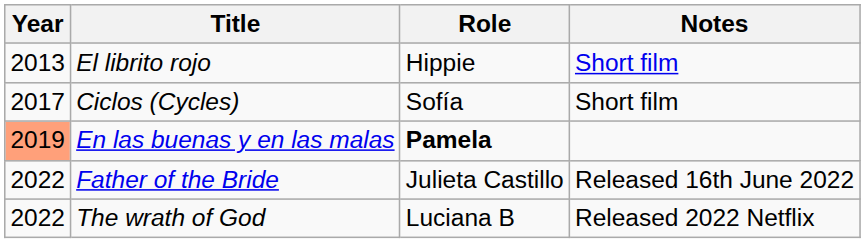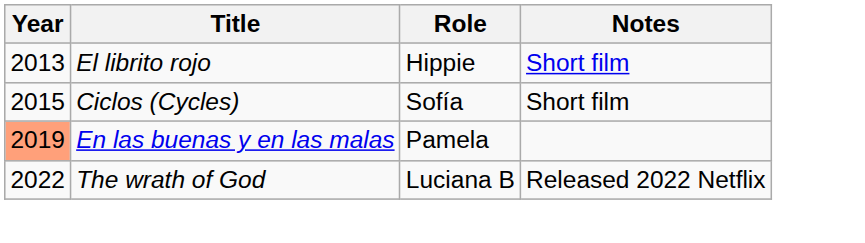(38, 101) 2017 -> (38, 101) 2015
(449, 140) bold -> (447, 140) normal
- row: (178, 179)
